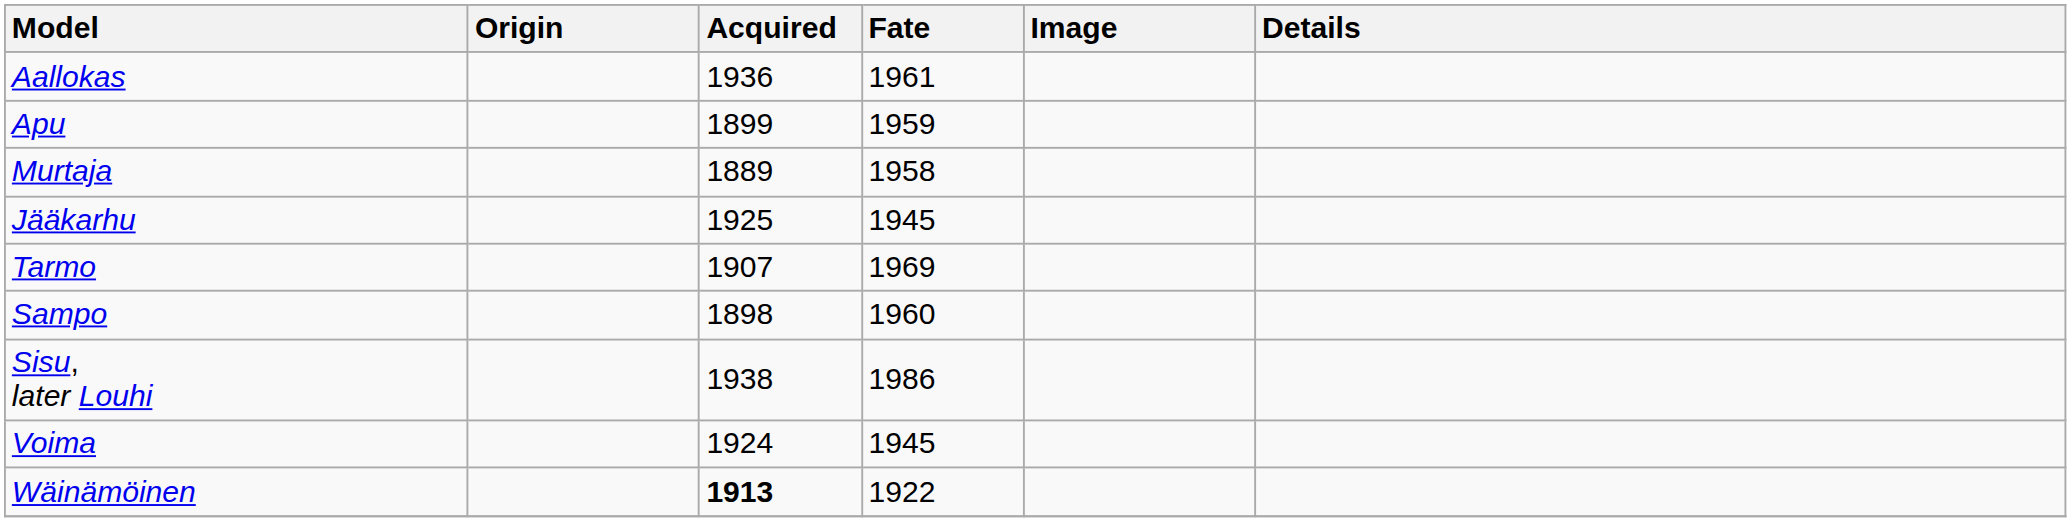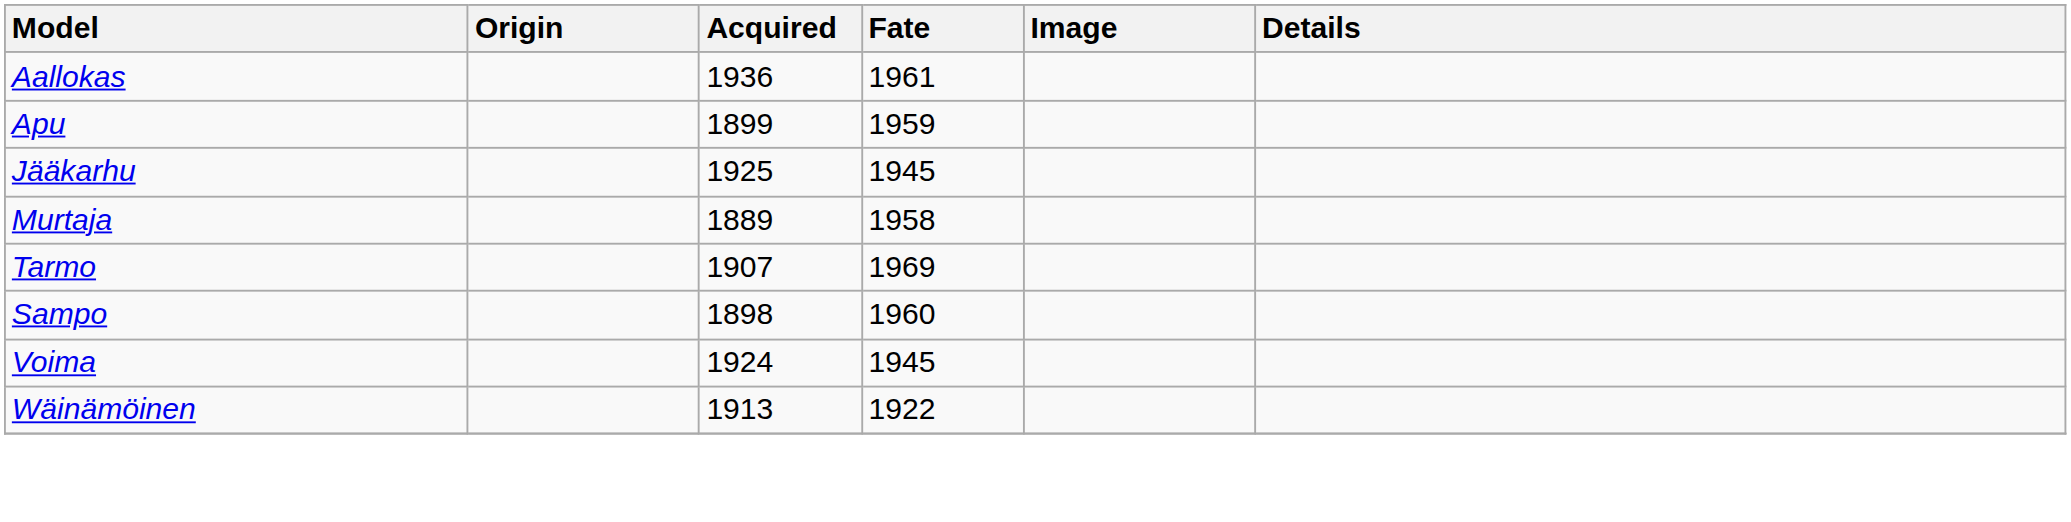rows swapped: (74, 219) <-> (62, 171)
- row: (82, 379)
(740, 491) bold -> (740, 409) normal
